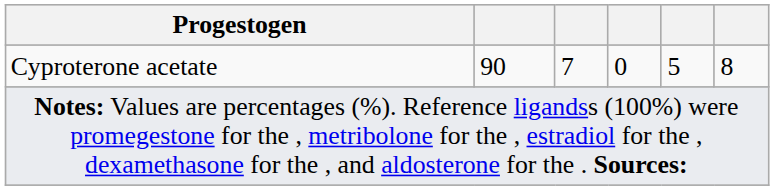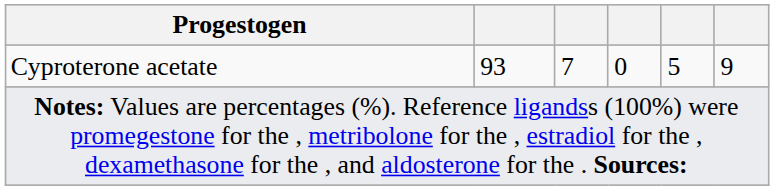(493, 65) 90 -> (493, 65) 93
(727, 65) 8 -> (727, 65) 9
